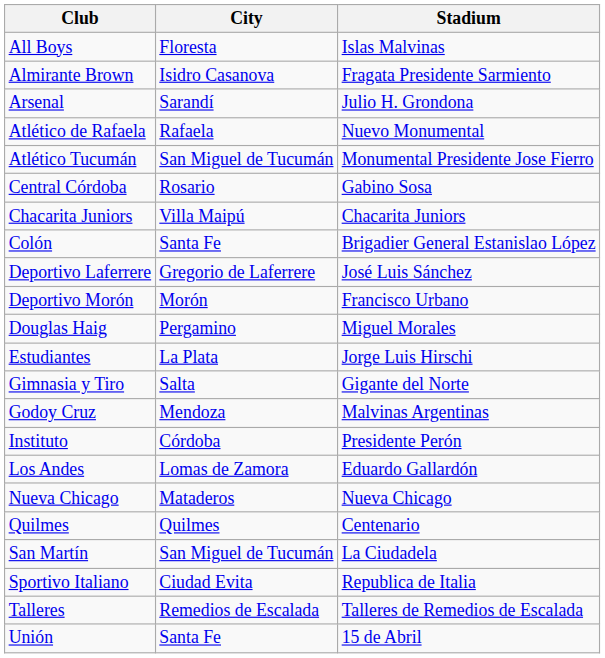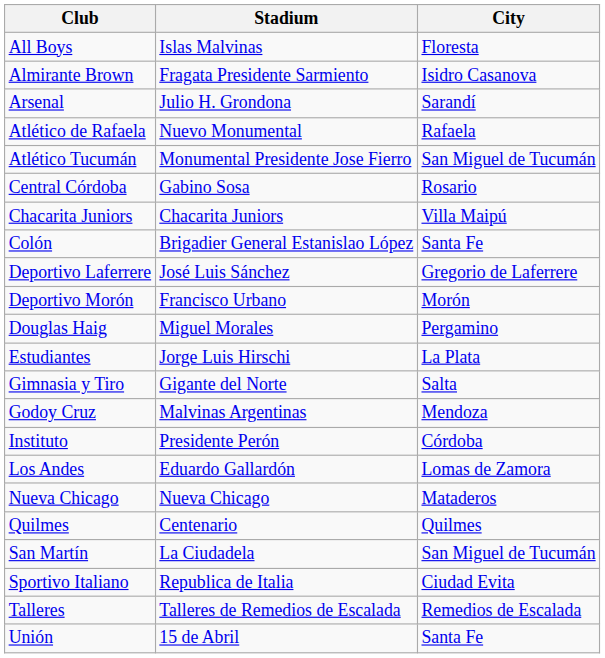columns swapped: (246, 18) <-> (469, 18)
